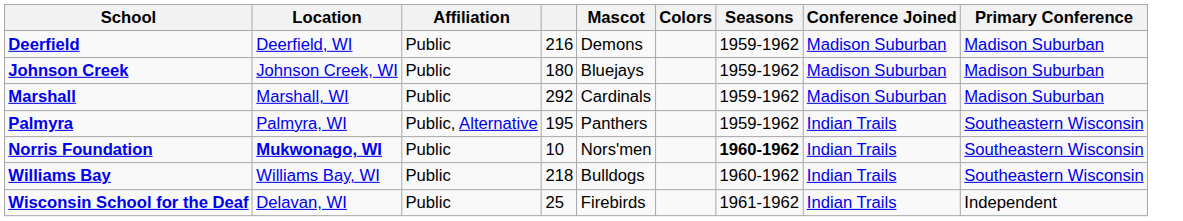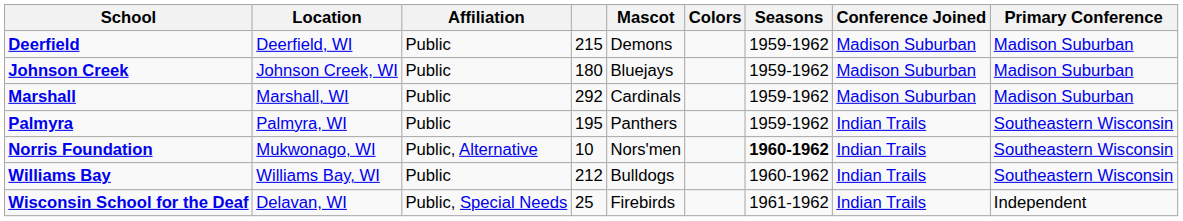(559, 44) 216 -> (589, 44) 215
(472, 123) Public, Alternative -> (428, 123) Public
(319, 149) bold -> (316, 149) normal
(428, 149) Public -> (472, 149) Public, Alternative
(559, 176) 218 -> (589, 176) 212
(428, 202) Public -> (486, 202) Public, Special Needs
